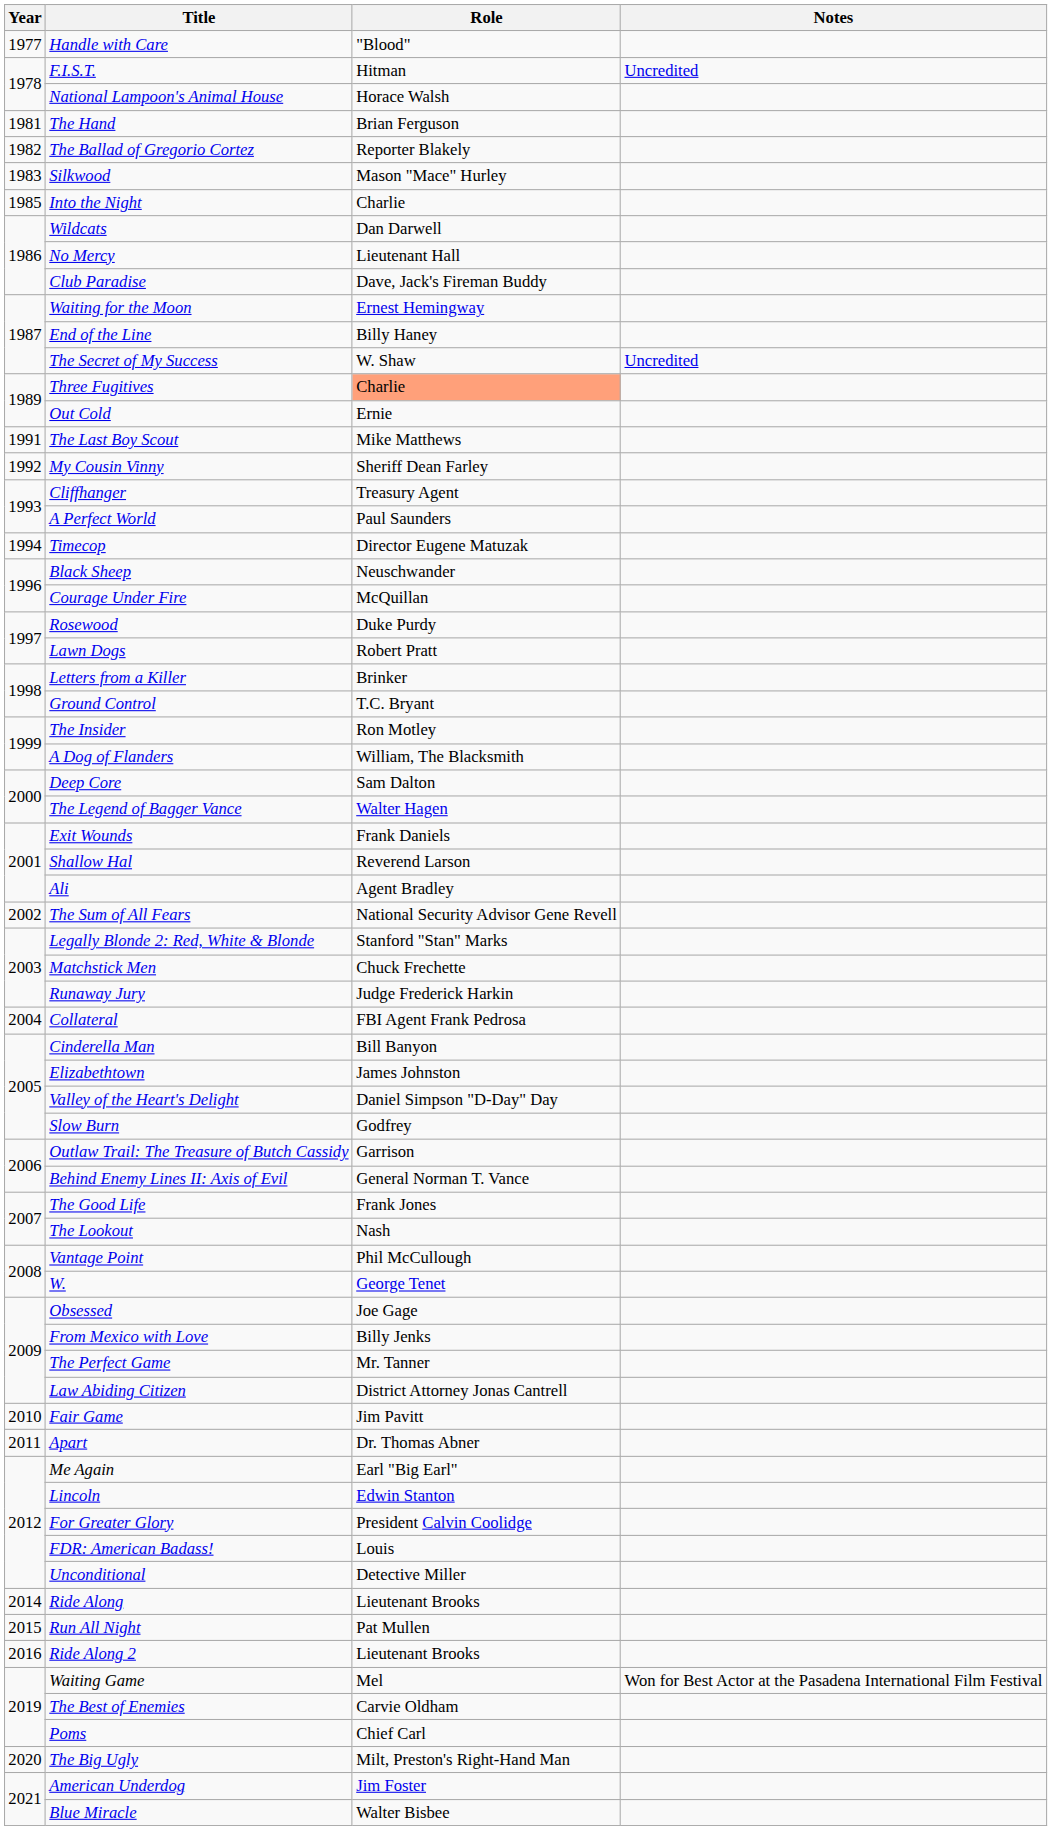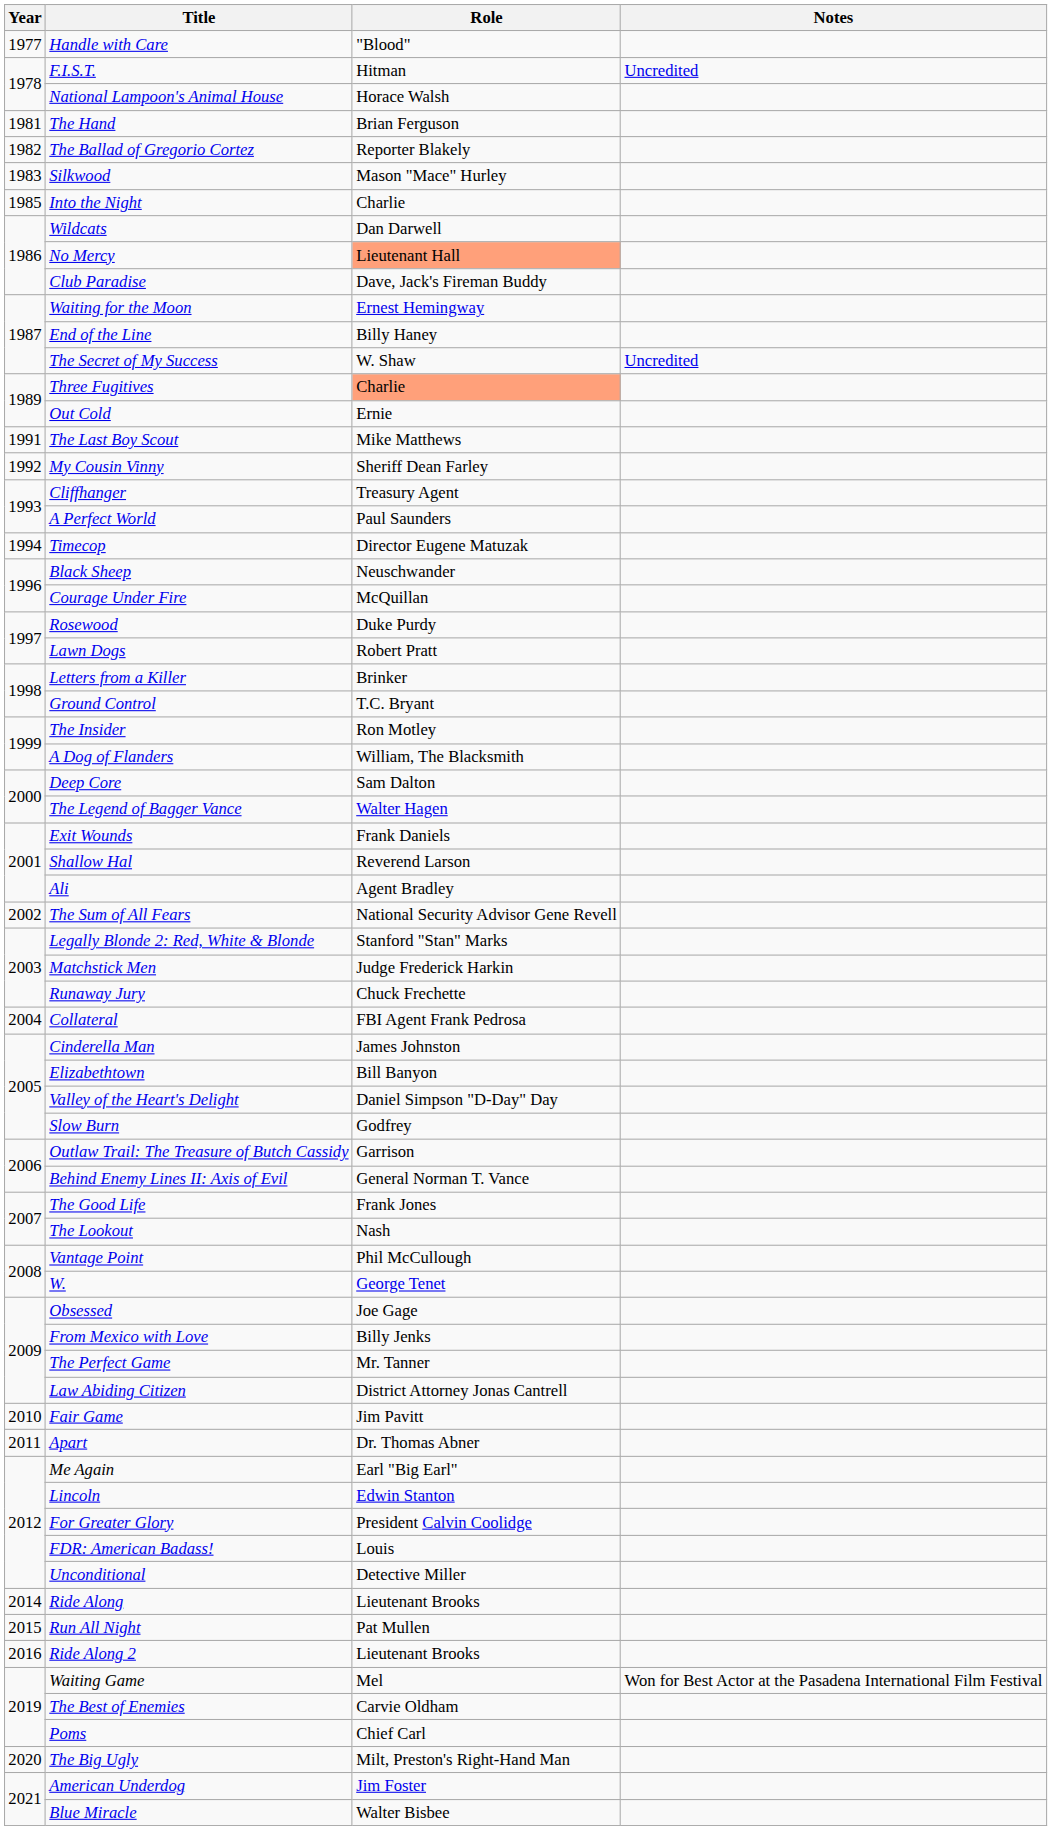(408, 255) no background -> (408, 255) lightsalmon background
(411, 967) Chuck Frechette -> (435, 967) Judge Frederick Harkin
(435, 994) Judge Frederick Harkin -> (411, 994) Chuck Frechette
(397, 1046) Bill Banyon -> (408, 1046) James Johnston
(408, 1073) James Johnston -> (397, 1073) Bill Banyon
